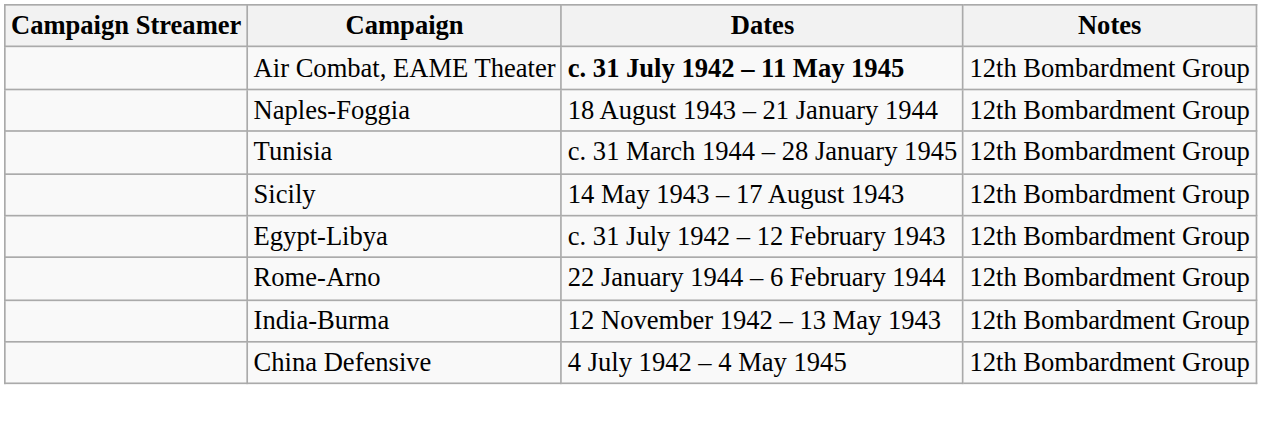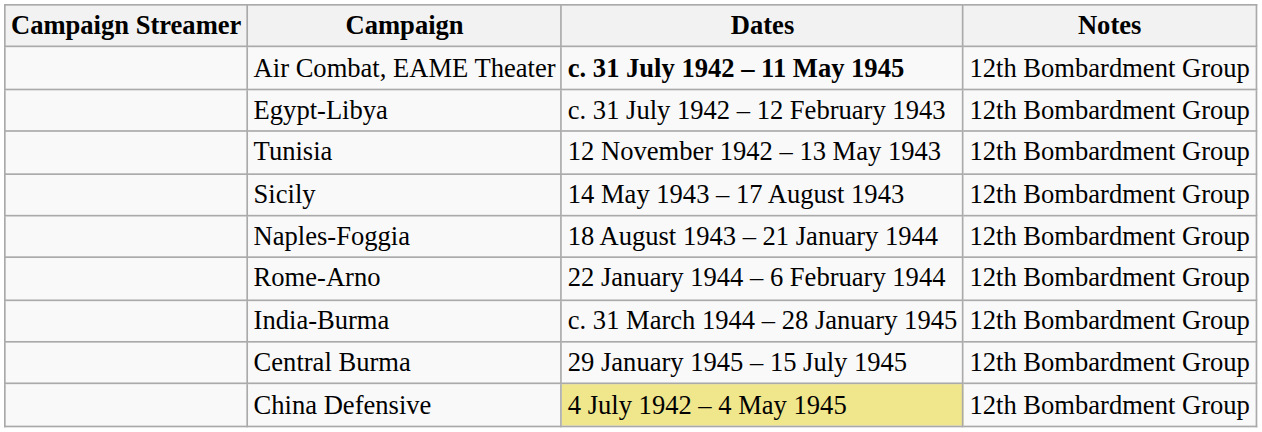rows swapped: (321, 236) <-> (332, 109)
(763, 151) c. 31 March 1944 – 28 January 1945 -> (754, 151) 12 November 1942 – 13 May 1943
(754, 320) 12 November 1942 – 13 May 1943 -> (763, 320) c. 31 March 1944 – 28 January 1945
+ row: (332, 362)
(707, 362) no background -> (707, 404) khaki background
